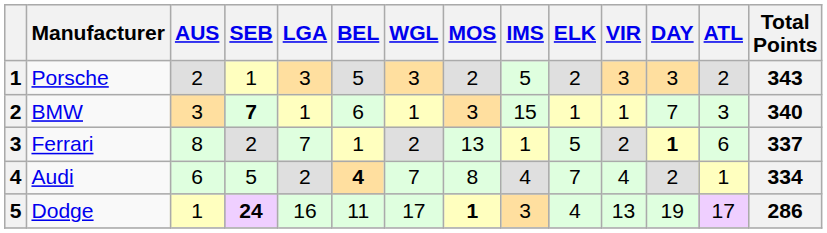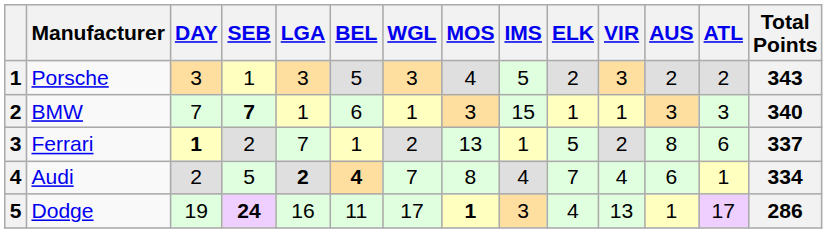columns swapped: (672, 33) <-> (197, 33)
(472, 77) 2 -> (470, 77) 4
(305, 177) normal -> (303, 177) bold
